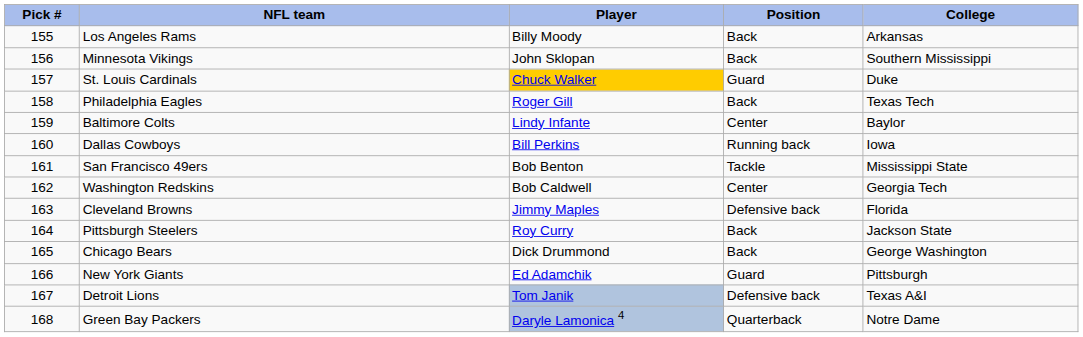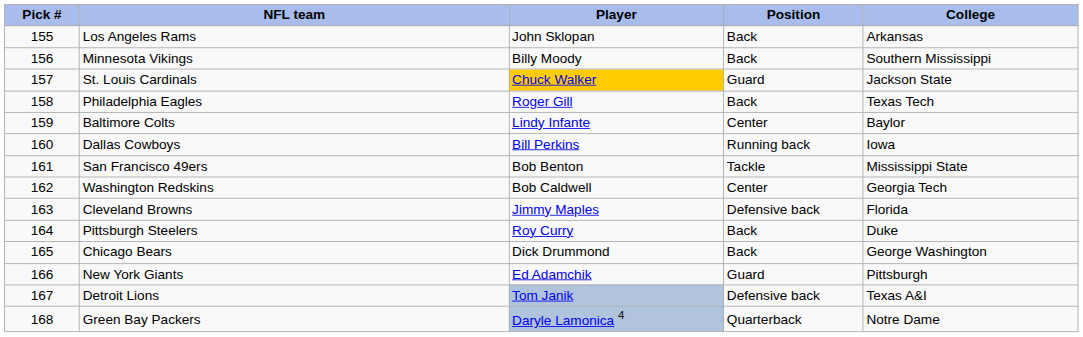(547, 36) Billy Moody -> (553, 36) John Sklopan
(553, 58) John Sklopan -> (547, 58) Billy Moody
(882, 79) Duke -> (909, 79) Jackson State
(909, 230) Jackson State -> (882, 230) Duke
